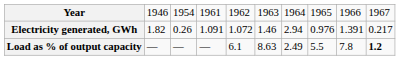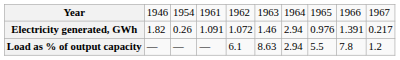(293, 47) 2.49 -> (293, 47) 2.94
(375, 47) bold -> (375, 47) normal
